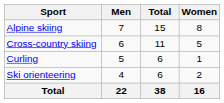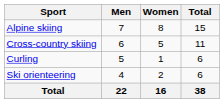columns swapped: (199, 12) <-> (160, 12)
